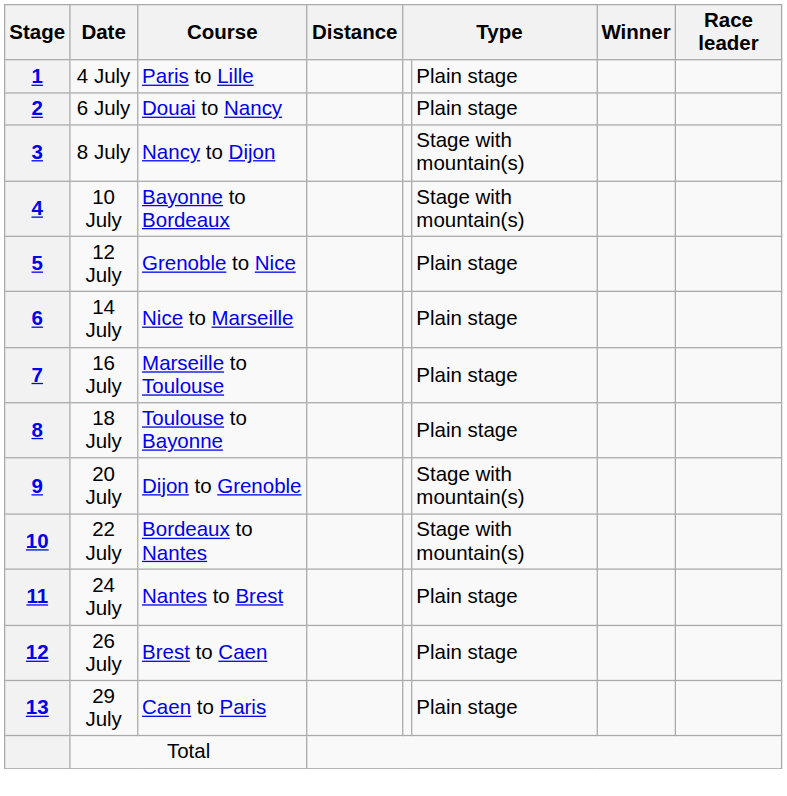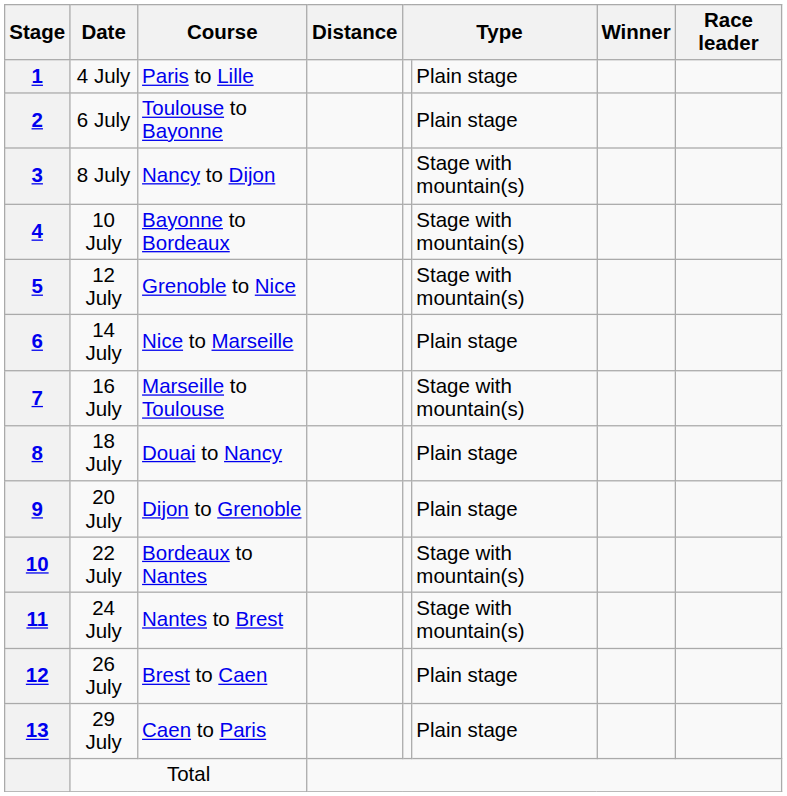(212, 108) Douai to Nancy -> (194, 120) Toulouse to Bayonne
(467, 263) Plain stage -> (470, 286) Stage with mountain(s)
(467, 374) Plain stage -> (470, 397) Stage with mountain(s)
(194, 430) Toulouse to Bayonne -> (212, 453) Douai to Nancy
(470, 485) Stage with mountain(s) -> (467, 508) Plain stage
(467, 596) Plain stage -> (470, 619) Stage with mountain(s)
